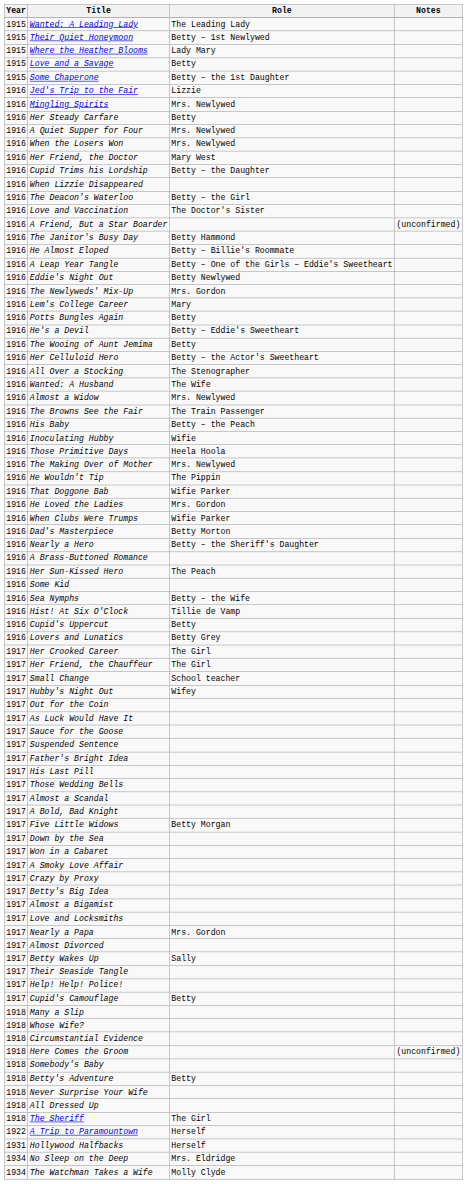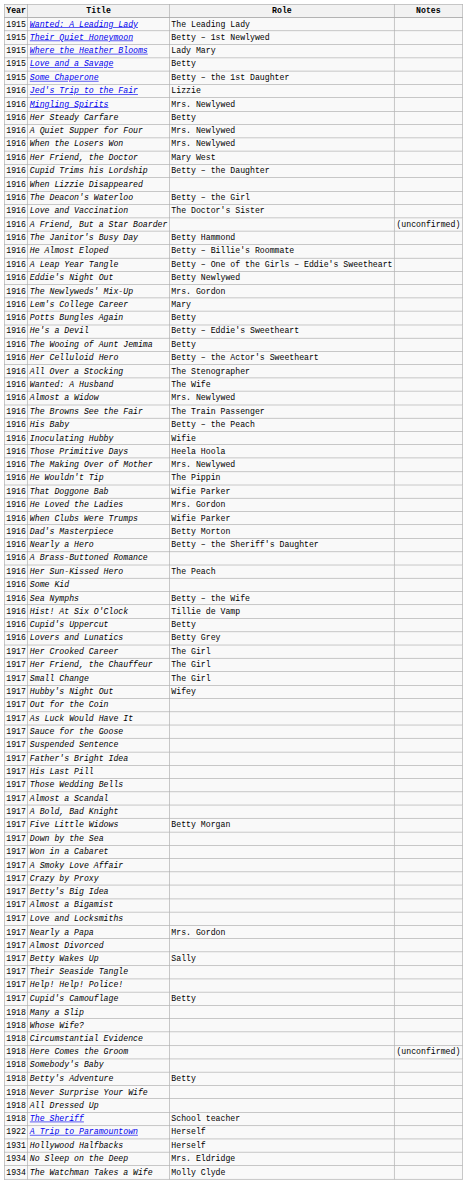(206, 678) School teacher -> (191, 678) The Girl
(191, 1119) The Girl -> (206, 1119) School teacher
